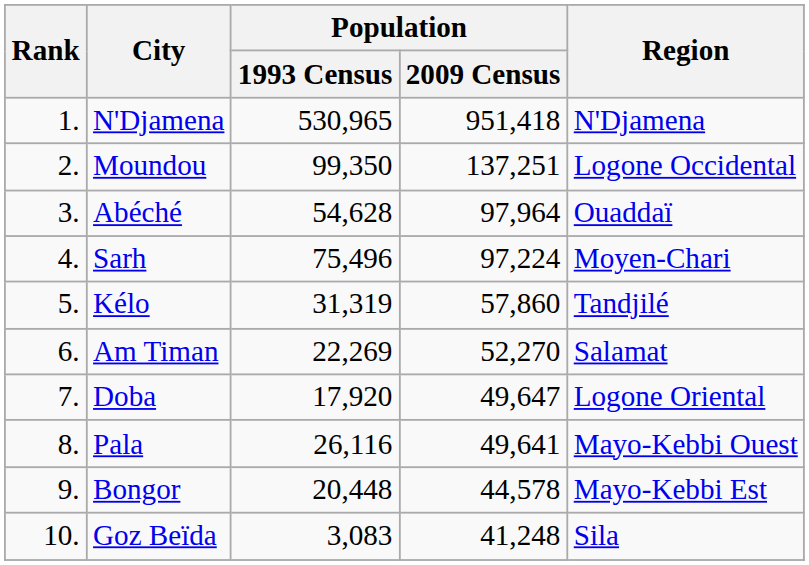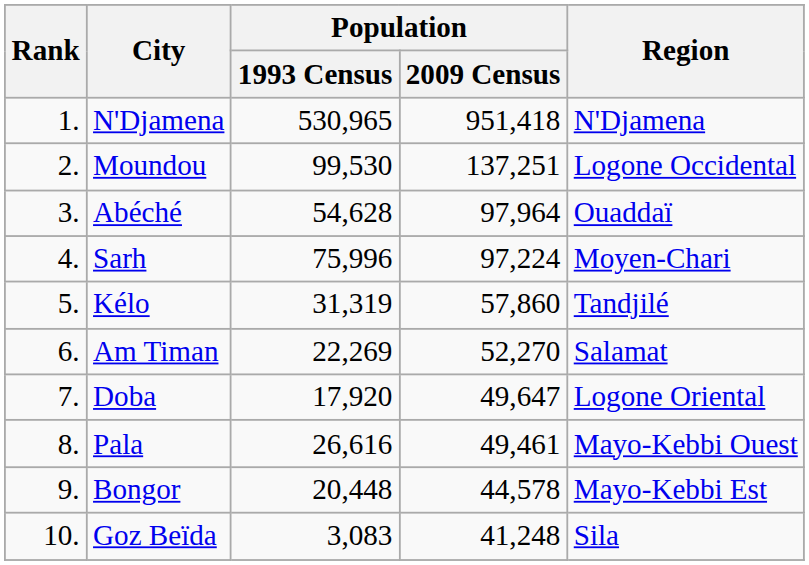(352, 166) 99,350 -> (352, 166) 99,530
(352, 258) 75,496 -> (352, 258) 75,996
(353, 443) 26,116 -> (352, 443) 26,616
(520, 443) 49,641 -> (520, 443) 49,461
